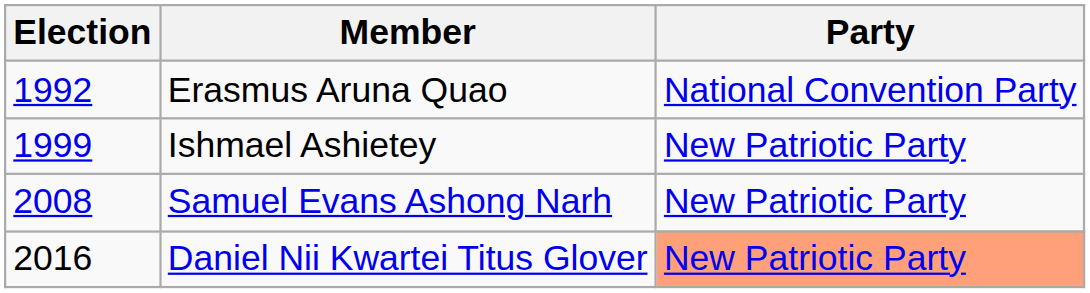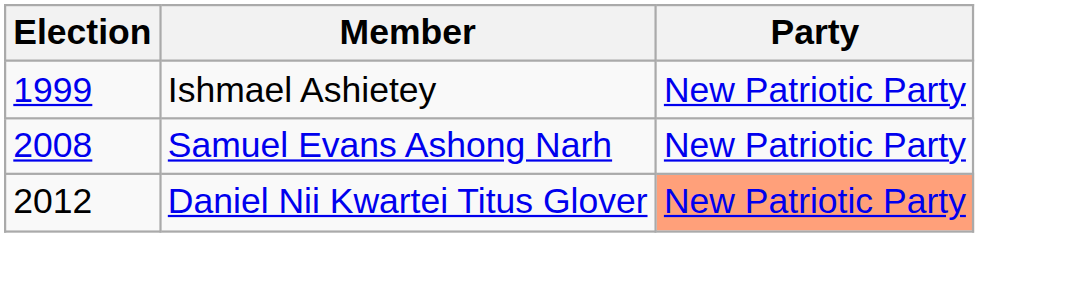- row: (338, 88)
(53, 257) 2016 -> (53, 201) 2012
